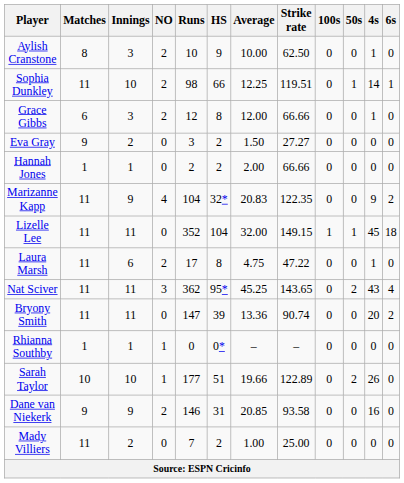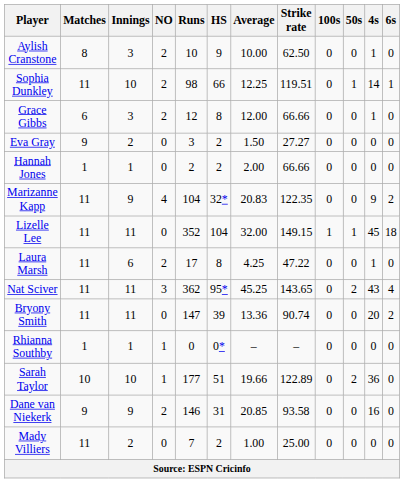(254, 264) 4.75 -> (254, 264) 4.25
(374, 379) 26 -> (374, 379) 36
